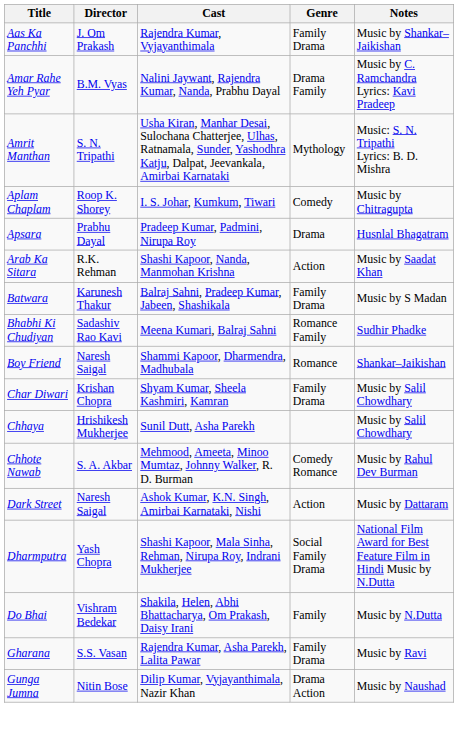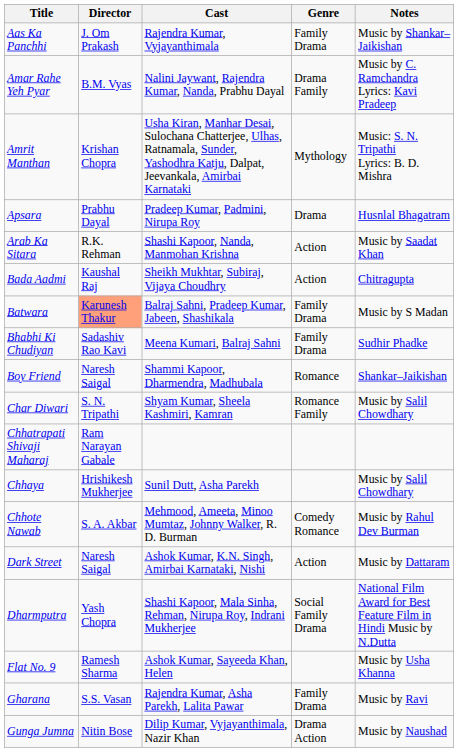(96, 150) S. N. Tripathi -> (100, 156) Krishan Chopra
- row: (29, 202)
+ row: (36, 279)
(99, 298) no background -> (104, 311) lightsalmon background
(315, 330) Romance Family -> (311, 343) Family Drama
(95, 394) Krishan Chopra -> (100, 408) S. N. Tripathi
(309, 394) Family Drama -> (317, 408) Romance Family
+ row: (36, 446)
- row: (27, 615)
+ row: (31, 667)
